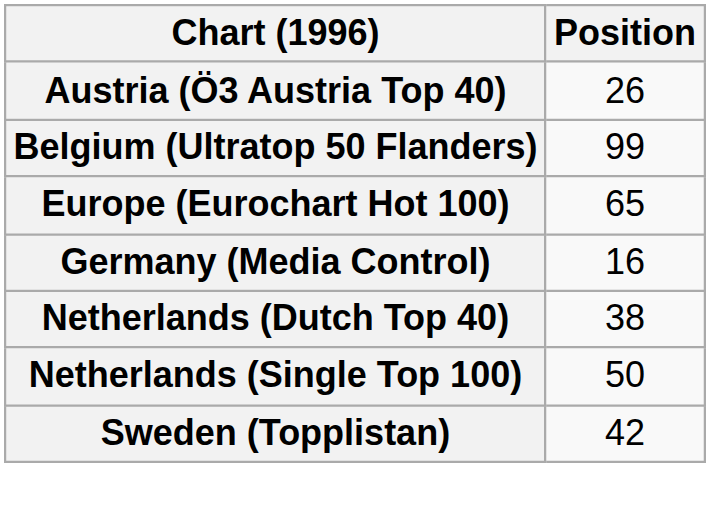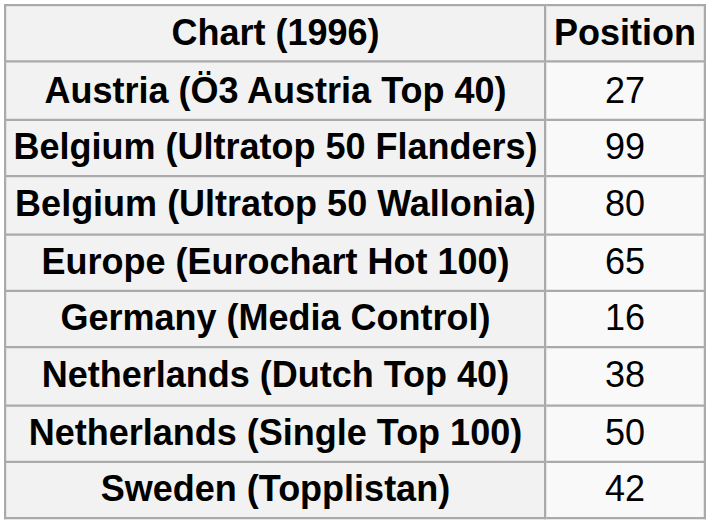(625, 90) 26 -> (625, 90) 27
+ row: (275, 204)
